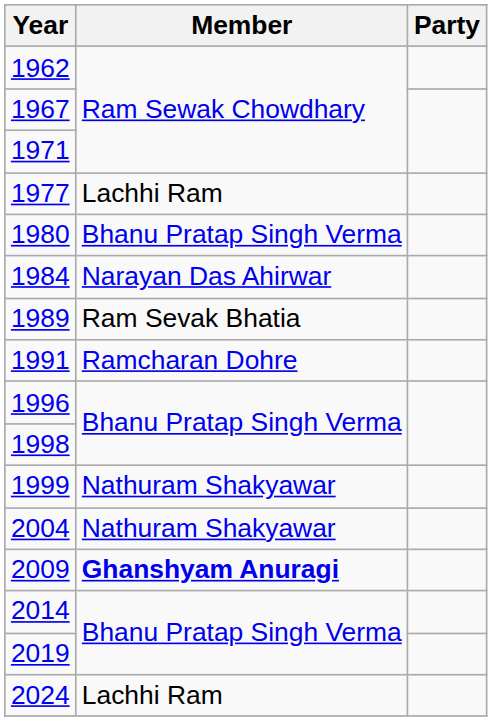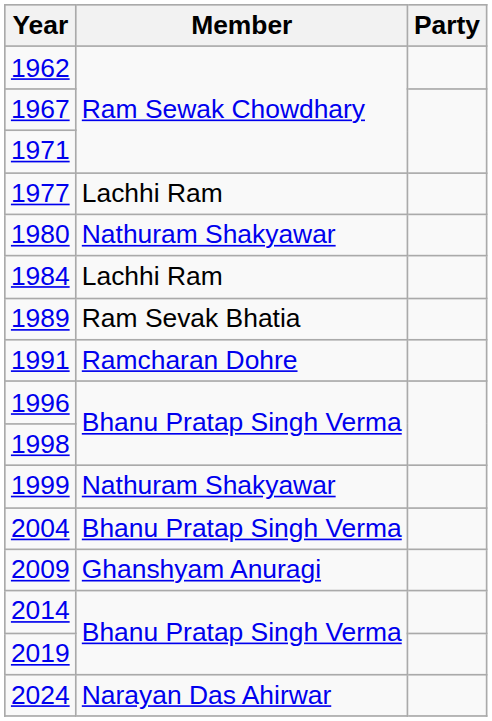(242, 234) Bhanu Pratap Singh Verma -> (209, 234) Nathuram Shakyawar
(207, 276) Narayan Das Ahirwar -> (152, 276) Lachhi Ram
(209, 527) Nathuram Shakyawar -> (242, 527) Bhanu Pratap Singh Verma
(210, 569) bold -> (201, 569) normal
(152, 695) Lachhi Ram -> (207, 695) Narayan Das Ahirwar
